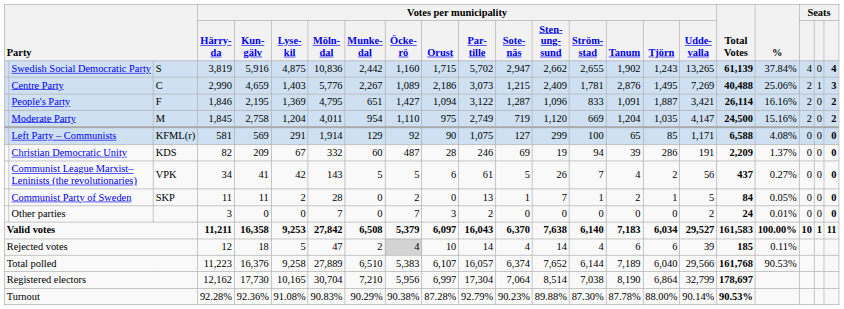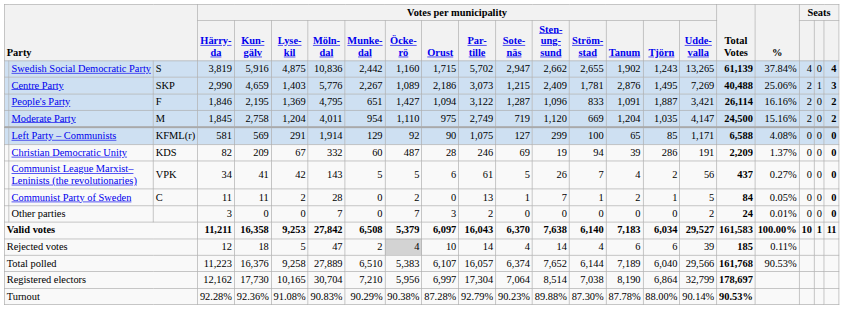(159, 85) C -> (165, 85) SKP
(165, 197) SKP -> (159, 197) C
